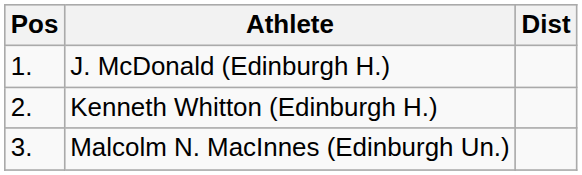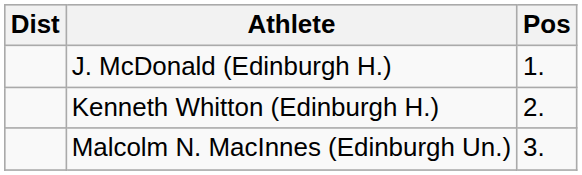columns swapped: (35, 25) <-> (546, 25)
